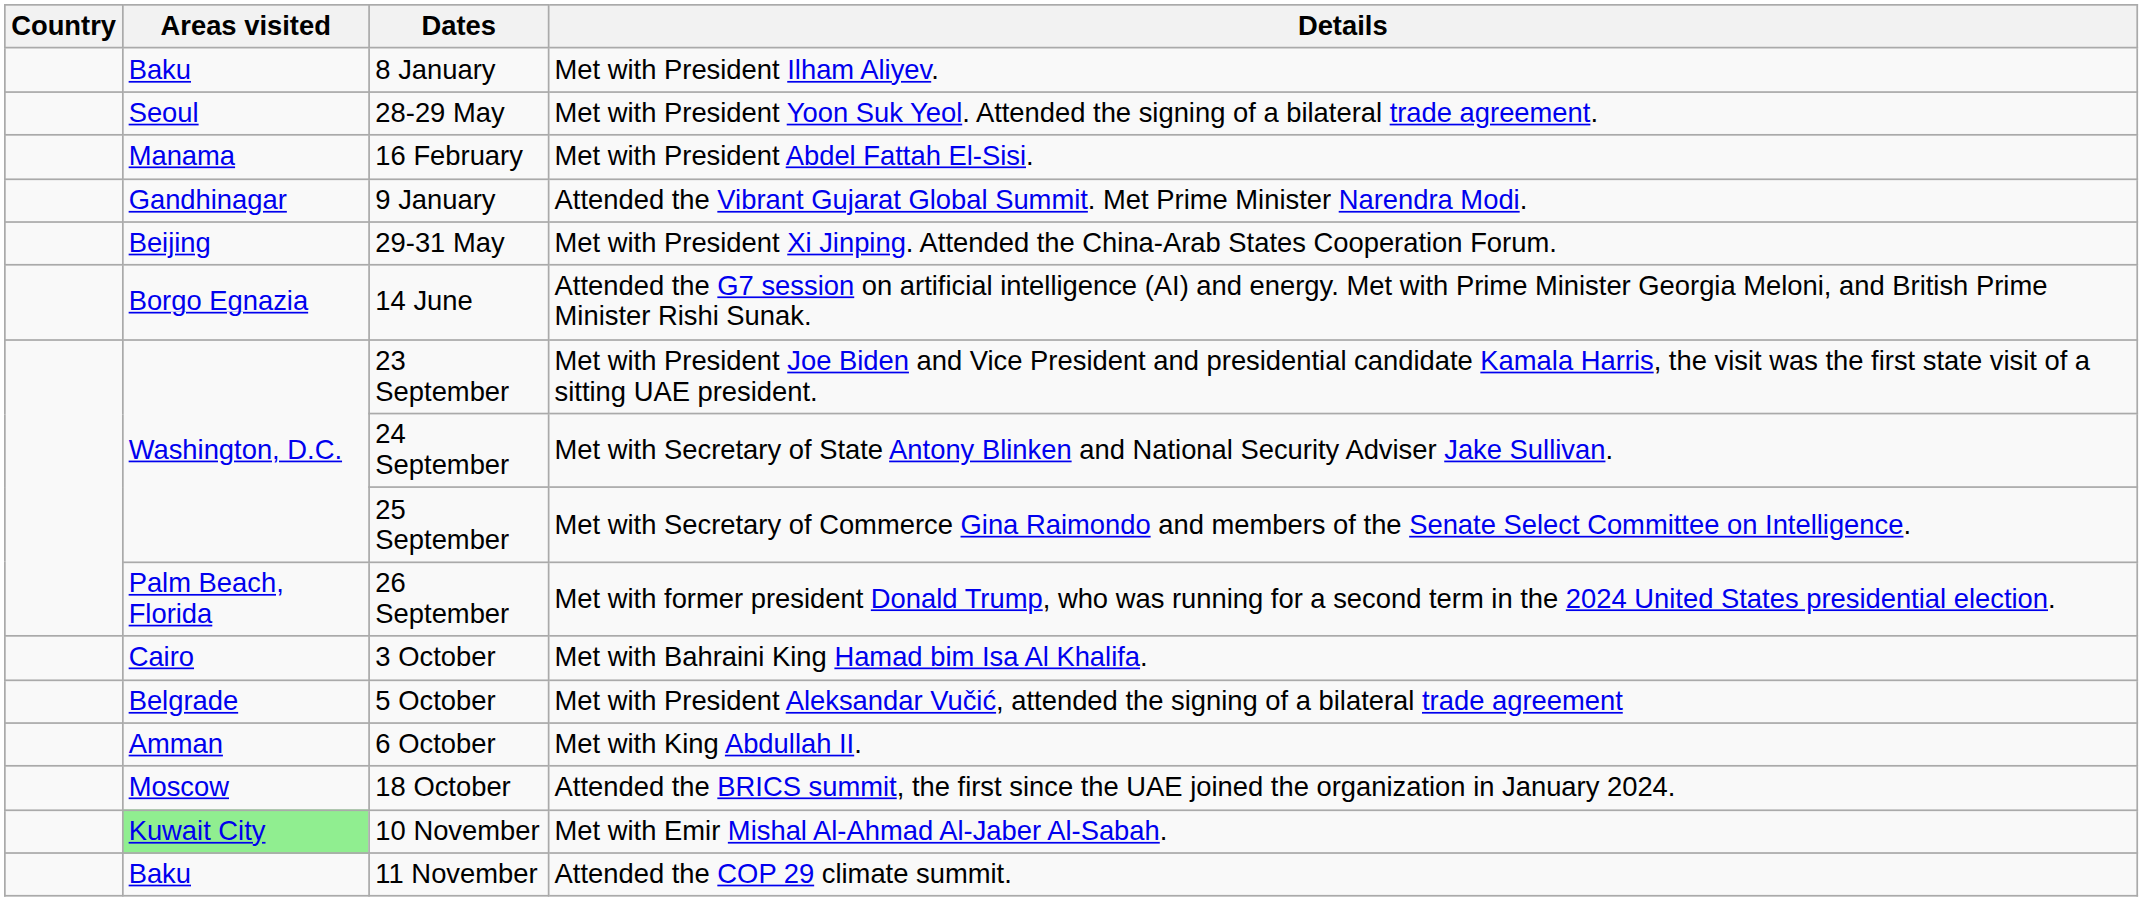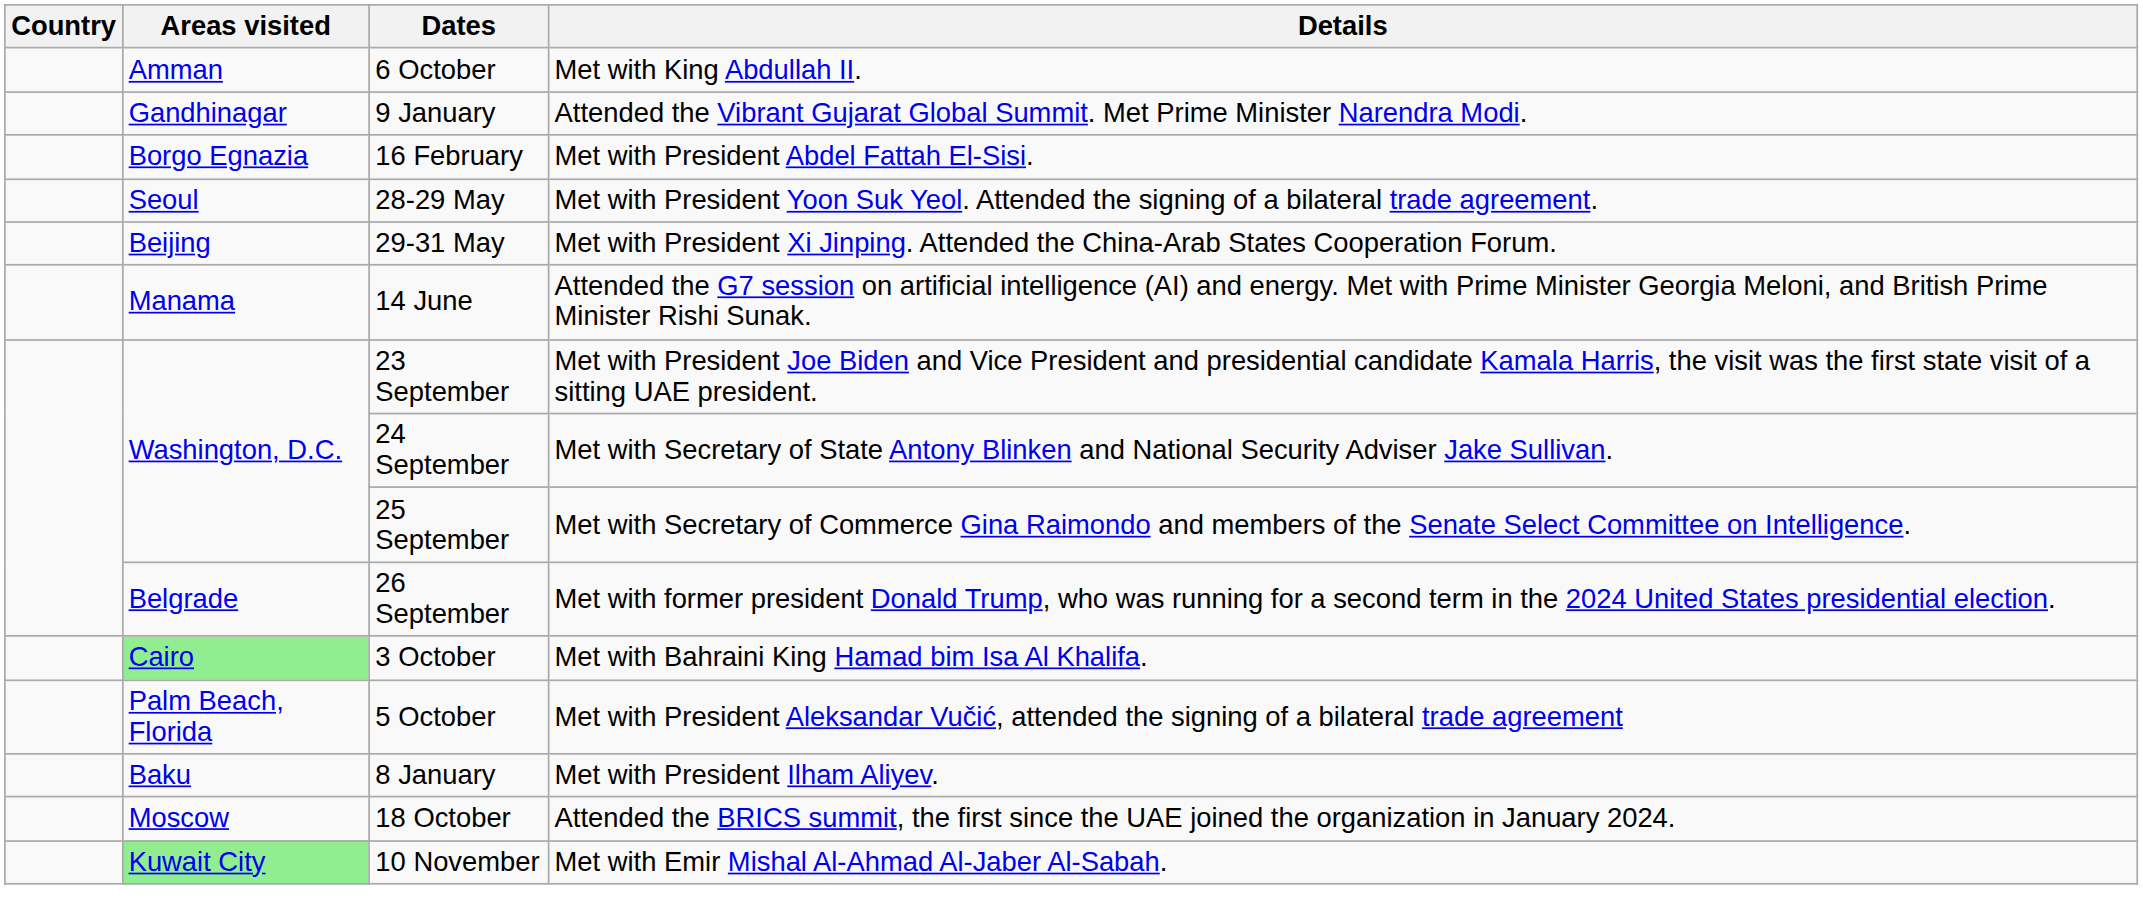rows swapped: (435, 69) <-> (435, 744)
rows swapped: (435, 199) <-> (440, 112)
(182, 156) Manama -> (218, 156) Borgo Egnazia
(218, 301) Borgo Egnazia -> (182, 301) Manama
(206, 598) Palm Beach, Florida -> (183, 598) Belgrade
(161, 657) no background -> (161, 657) lightgreen background
(183, 700) Belgrade -> (206, 716) Palm Beach, Florida
- row: (456, 874)
